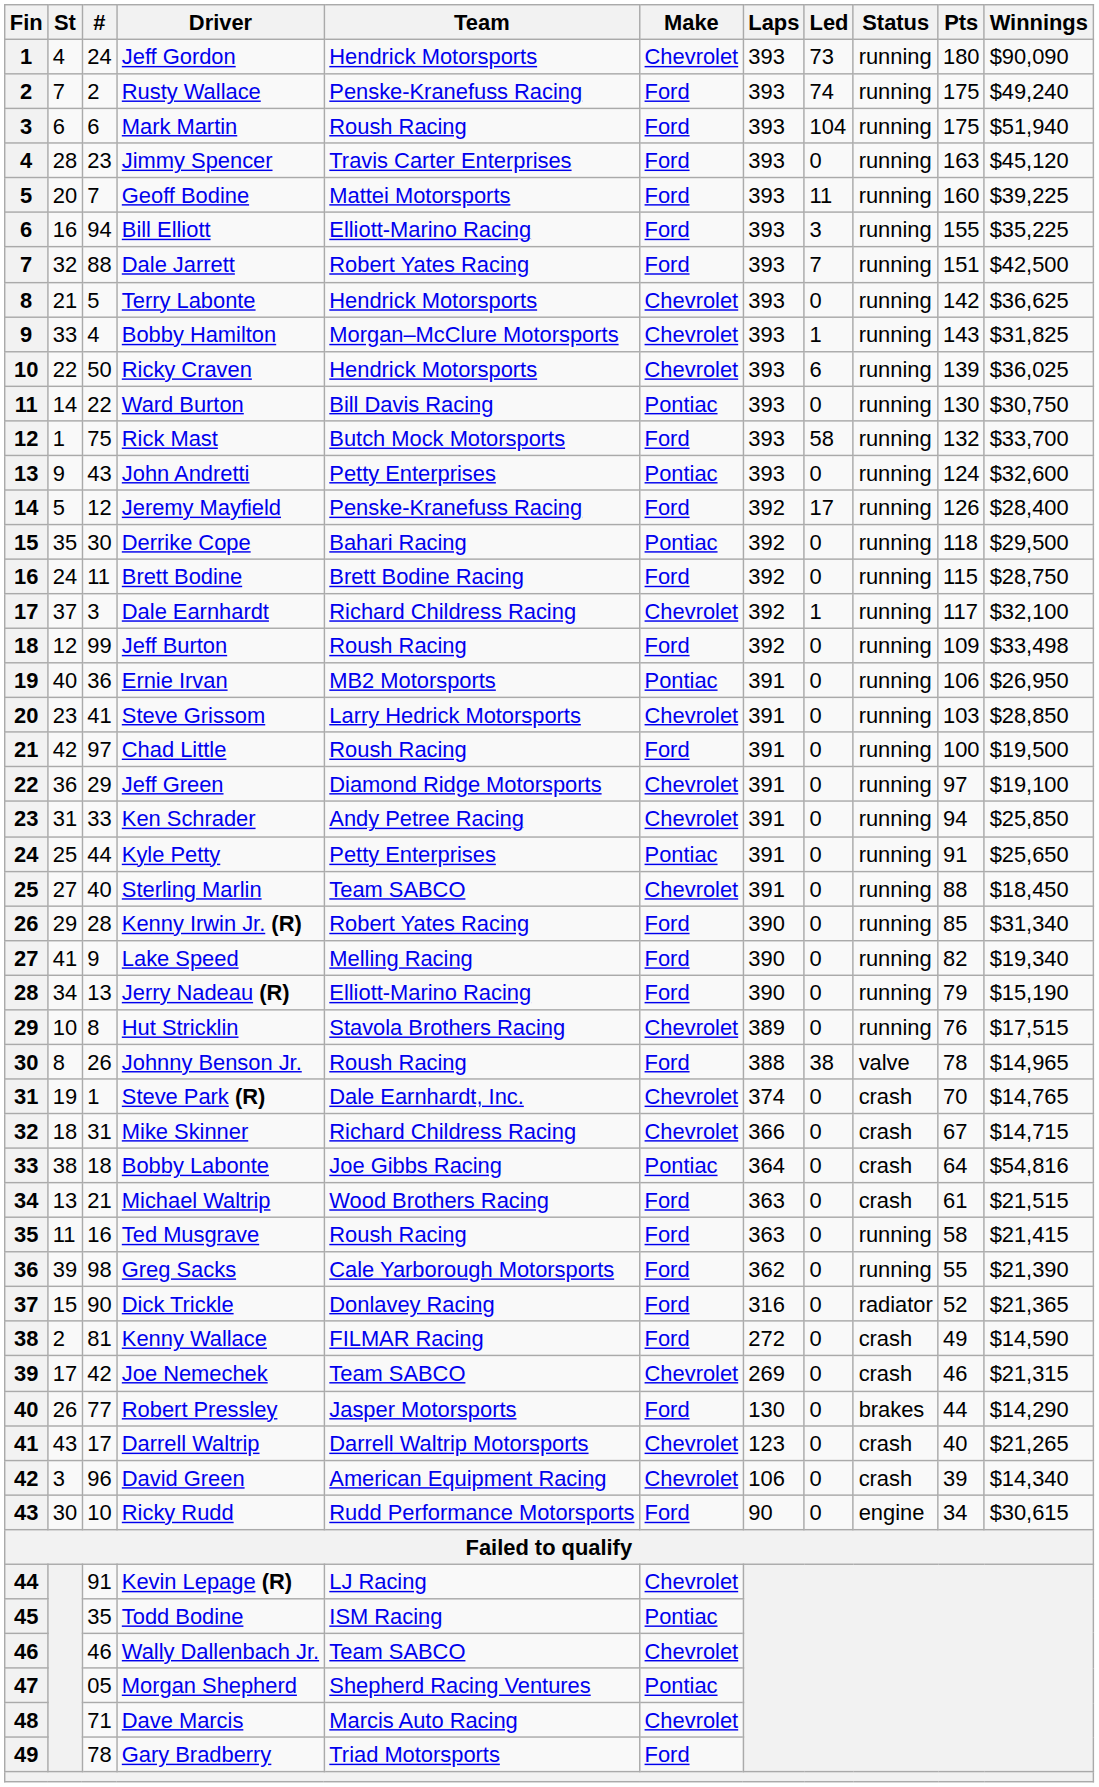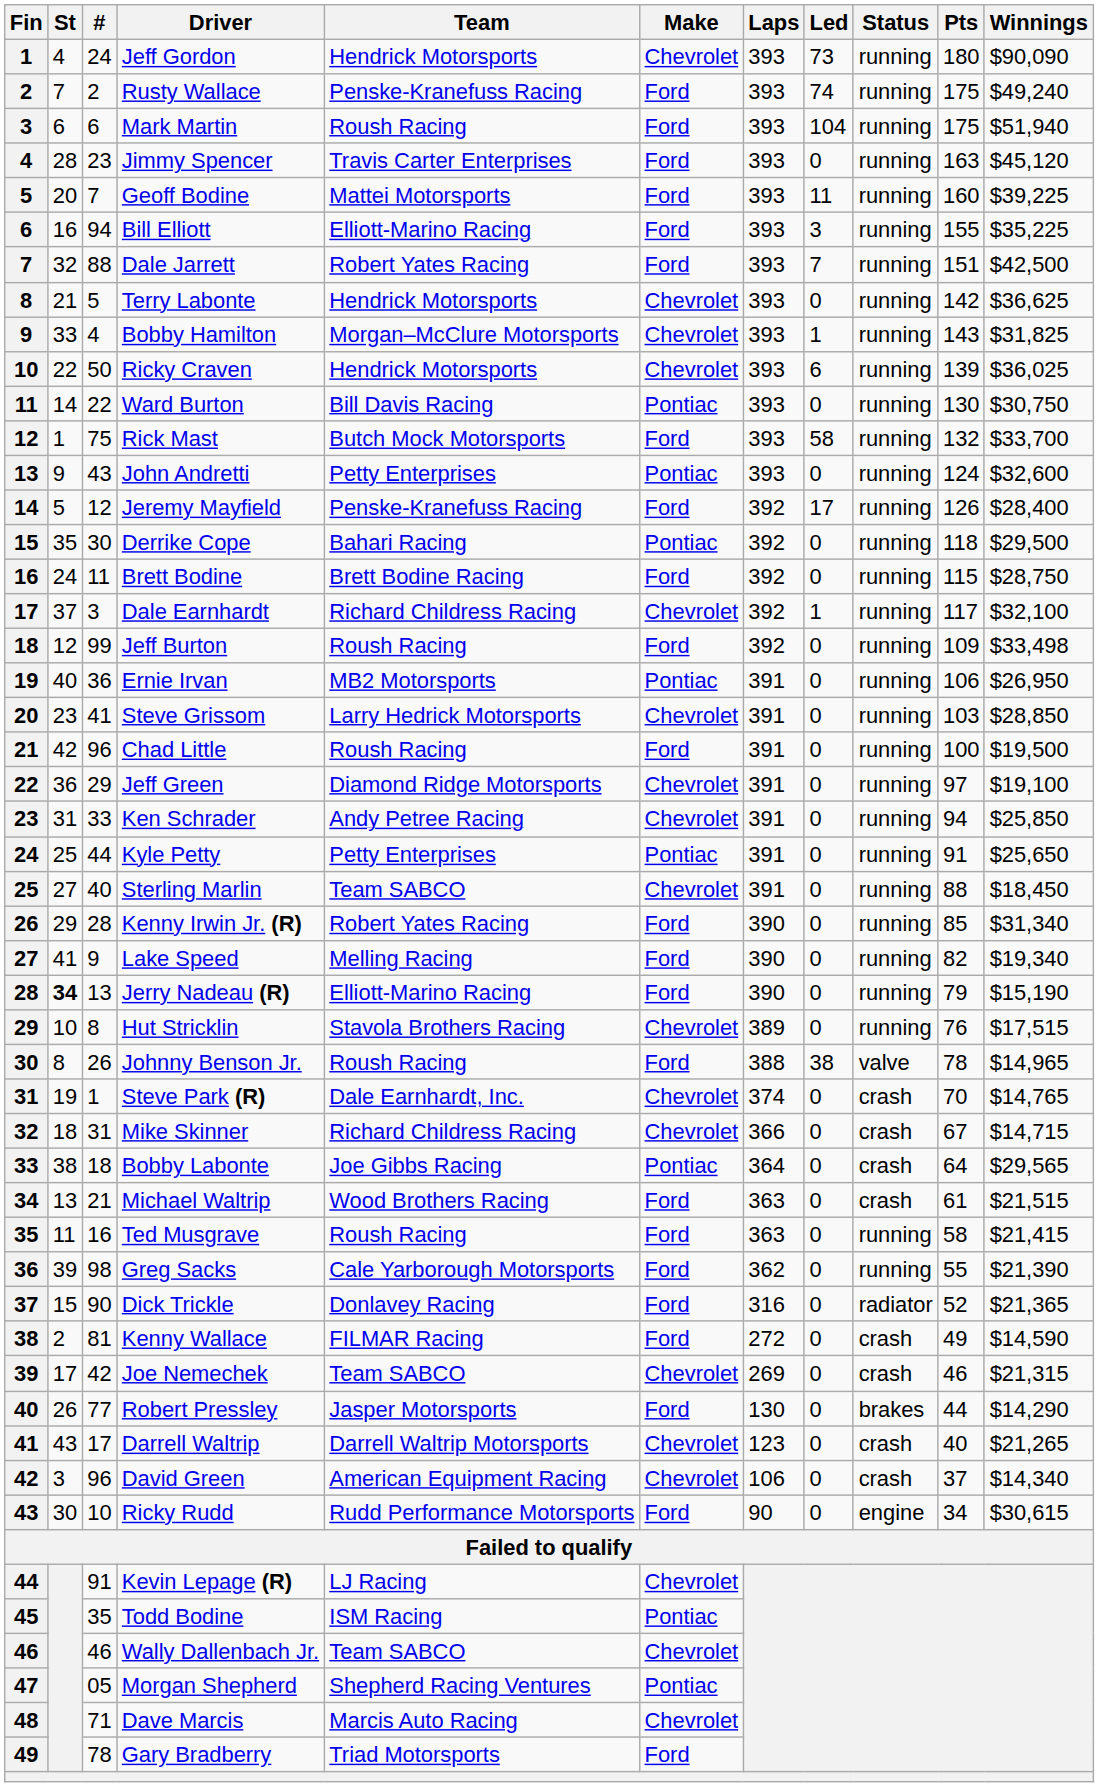(99, 750) 97 -> (99, 750) 96
(65, 992) normal -> (65, 992) bold
(1029, 1166) $54,816 -> (1029, 1166) $29,565
(955, 1478) 39 -> (955, 1478) 37
